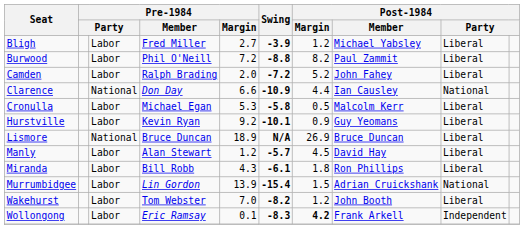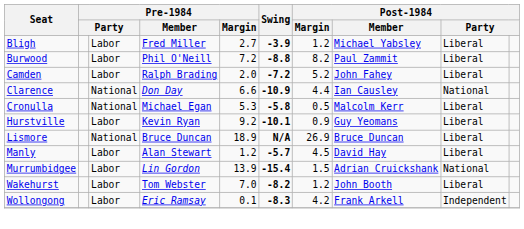(106, 106) Labor -> (114, 106) National
- row: (27, 169)
(321, 216) bold -> (321, 200) normal
